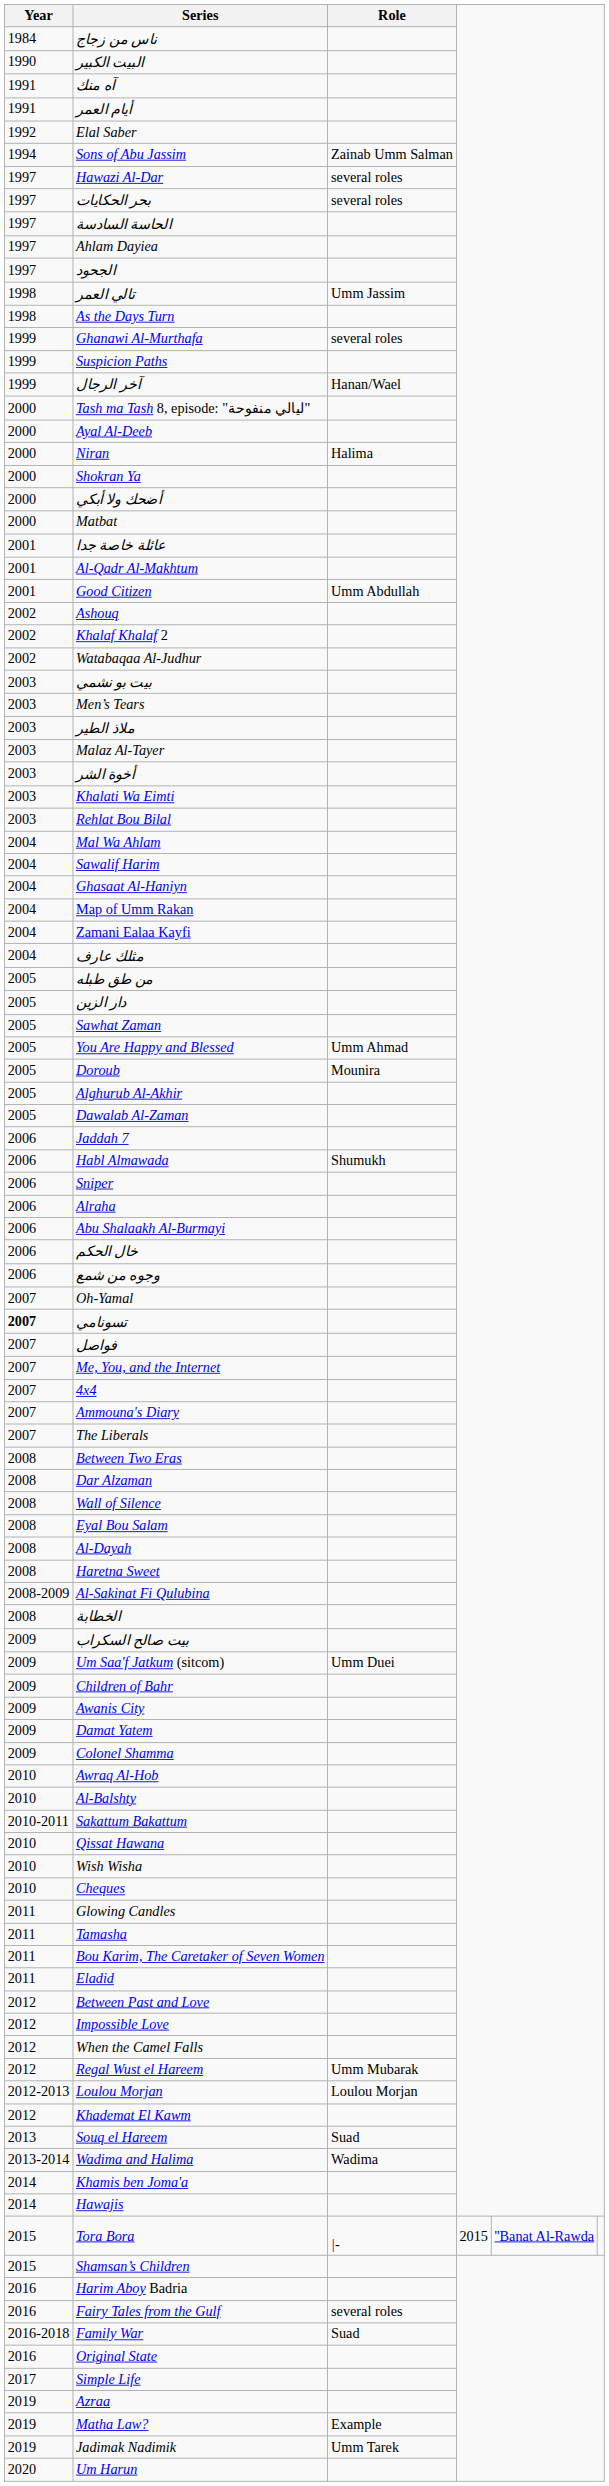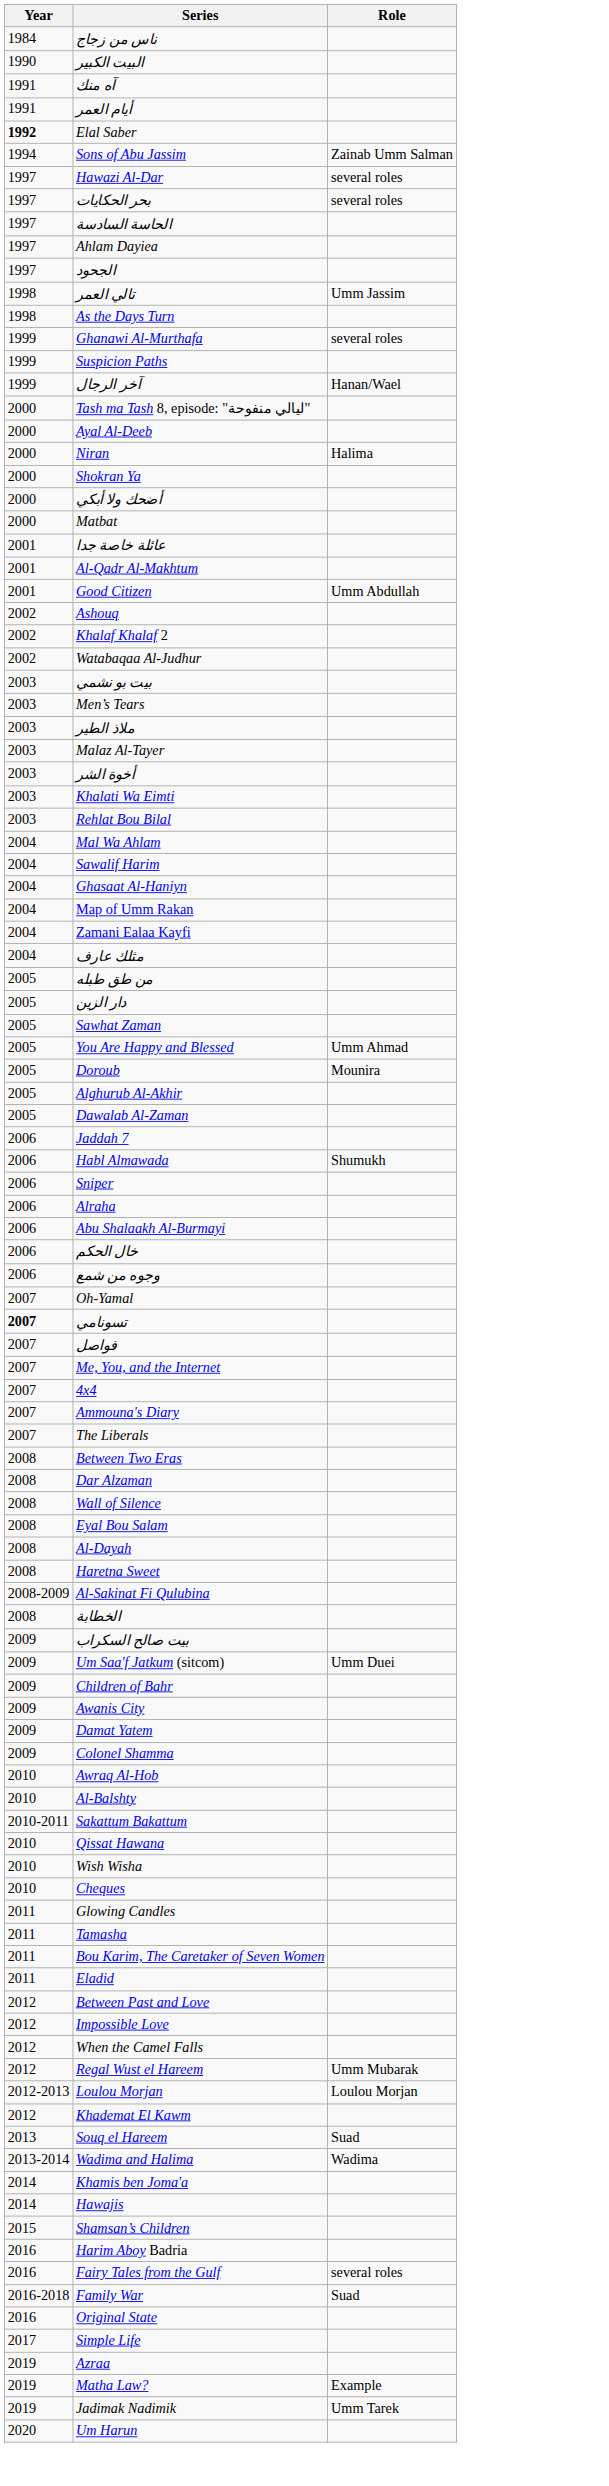(22, 132) normal -> (22, 132) bold
- row: (105, 2235)
